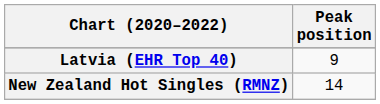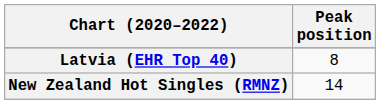(334, 61) 9 -> (334, 61) 8
